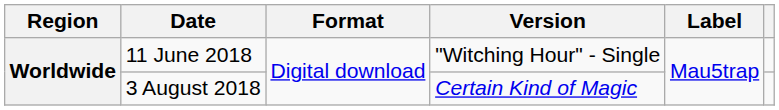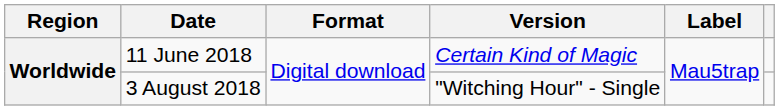(548, 54) "Witching Hour" - Single -> (536, 54) Certain Kind of Magic
(536, 88) Certain Kind of Magic -> (548, 88) "Witching Hour" - Single
